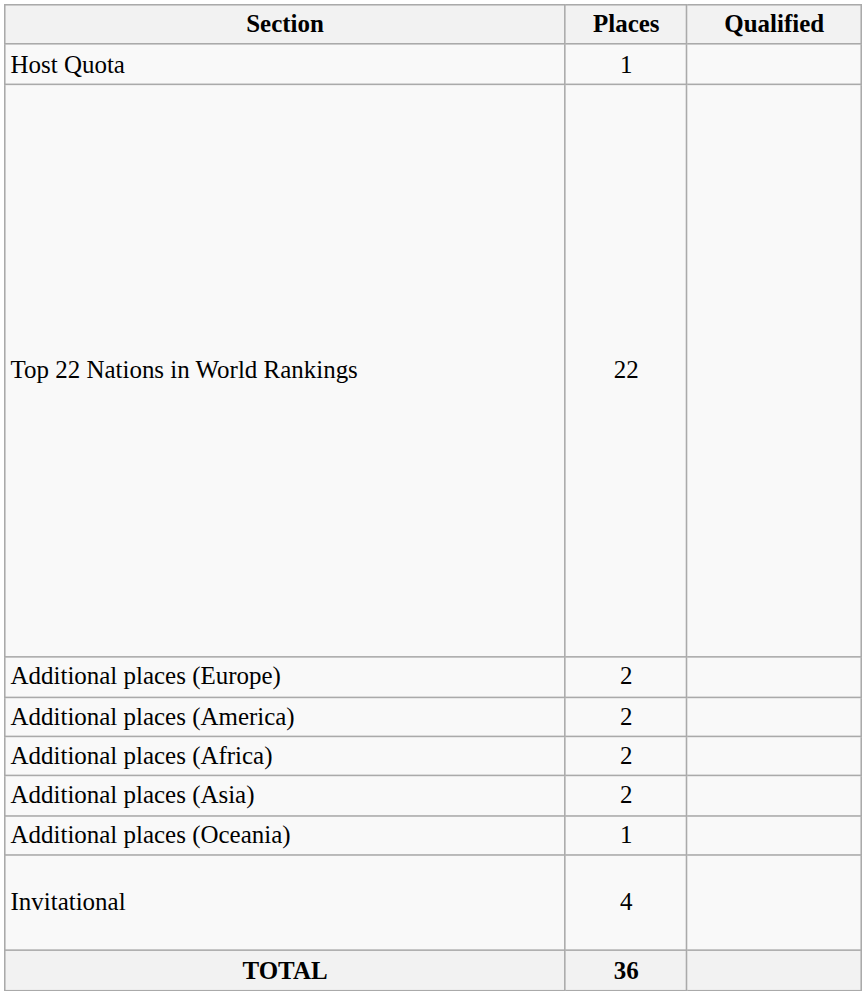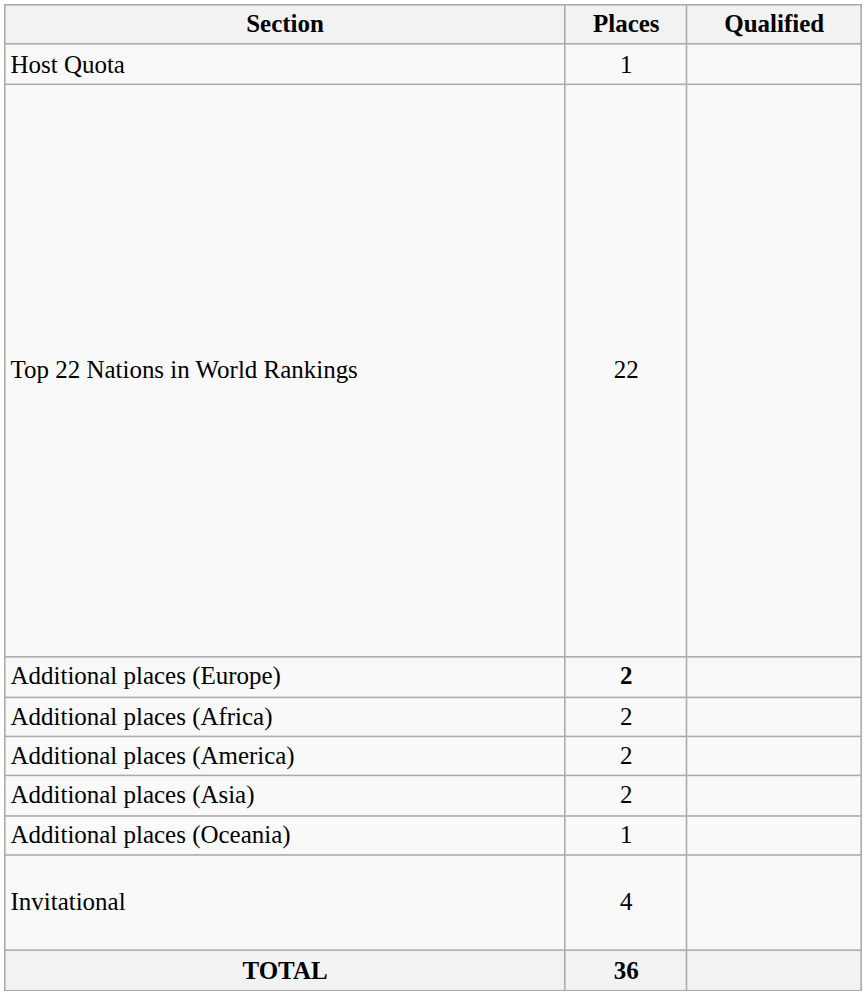(626, 676) normal -> (626, 676) bold
rows swapped: (142, 755) <-> (153, 716)
